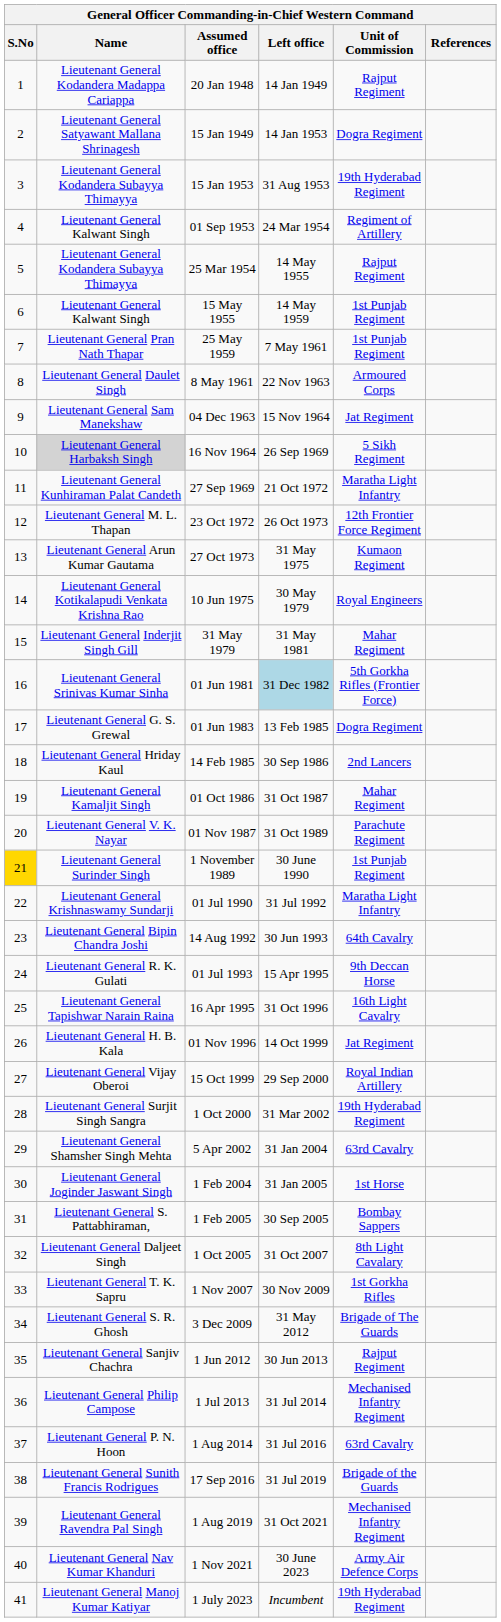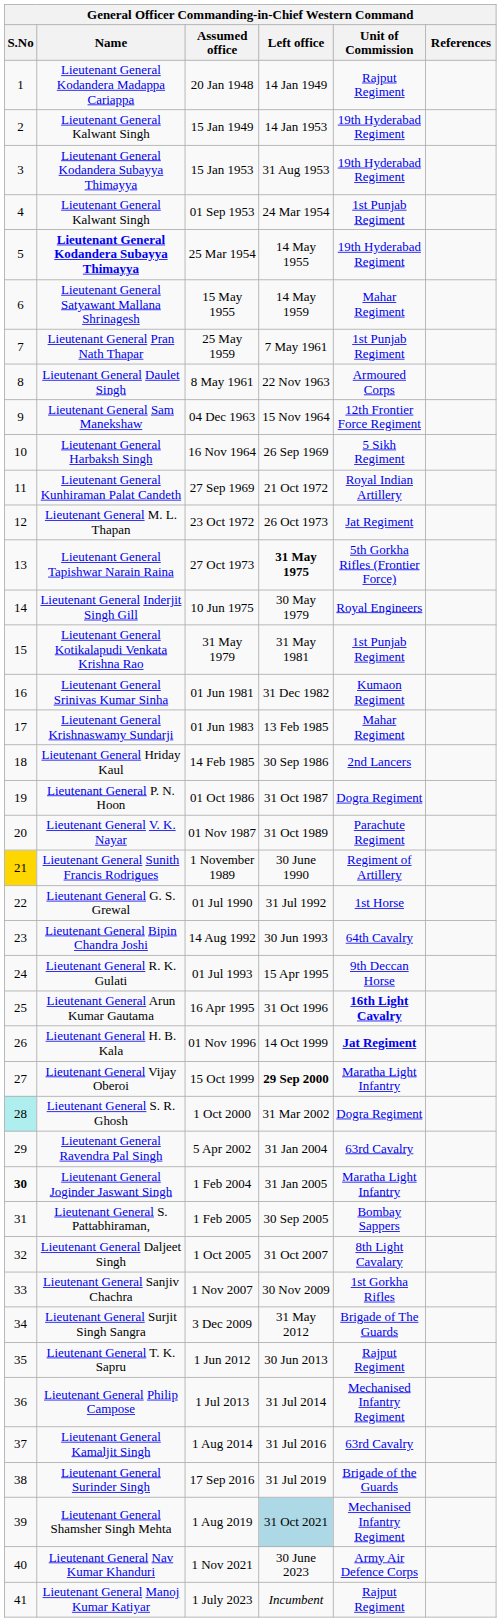(111, 134) Lieutenant General Satyawant Mallana Shrinagesh -> (111, 127) Lieutenant General Kalwant Singh
(379, 134) Dogra Regiment -> (379, 127) 19th Hyderabad Regiment
(379, 226) Regiment of Artillery -> (379, 212) 1st Punjab Regiment
(111, 269) normal -> (111, 254) bold
(379, 269) Rajput Regiment -> (379, 254) 19th Hyderabad Regiment
(111, 311) Lieutenant General Kalwant Singh -> (111, 304) Lieutenant General Satyawant Mallana Shrinagesh
(379, 311) 1st Punjab Regiment -> (379, 304) Mahar Regiment
(379, 417) Jat Regiment -> (379, 417) 12th Frontier Force Regiment
(111, 452) lightgrey background -> (111, 452) no background
(379, 487) Maratha Light Infantry -> (379, 487) Royal Indian Artillery
(379, 522) 12th Frontier Force Regiment -> (379, 522) Jat Regiment
(111, 557) Lieutenant General Arun Kumar Gautama -> (111, 564) Lieutenant General Tapishwar Narain Raina
(296, 557) normal -> (296, 564) bold
(379, 557) Kumaon Regiment -> (379, 564) 5th Gorkha Rifles (Frontier Force)
(111, 600) Lieutenant General Kotikalapudi Venkata Krishna Rao -> (111, 607) Lieutenant General Inderjit Singh Gill
(111, 642) Lieutenant General Inderjit Singh Gill -> (111, 649) Lieutenant General Kotikalapudi Venkata Krishna Rao
(379, 642) Mahar Regiment -> (379, 649) 1st Punjab Regiment
(296, 684) lightblue background -> (296, 692) no background
(379, 684) 5th Gorkha Rifles (Frontier Force) -> (379, 692) Kumaon Regiment
(111, 727) Lieutenant General G. S. Grewal -> (111, 727) Lieutenant General Krishnaswamy Sundarji
(379, 727) Dogra Regiment -> (379, 727) Mahar Regiment
(111, 797) Lieutenant General Kamaljit Singh -> (111, 797) Lieutenant General P. N. Hoon
(379, 797) Mahar Regiment -> (379, 797) Dogra Regiment
(111, 867) Lieutenant General Surinder Singh -> (111, 867) Lieutenant General Sunith Francis Rodrigues
(379, 867) 1st Punjab Regiment -> (379, 867) Regiment of Artillery
(111, 903) Lieutenant General Krishnaswamy Sundarji -> (111, 903) Lieutenant General G. S. Grewal
(379, 903) Maratha Light Infantry -> (379, 903) 1st Horse
(111, 1008) Lieutenant General Tapishwar Narain Raina -> (111, 1008) Lieutenant General Arun Kumar Gautama
(379, 1008) normal -> (379, 1008) bold
(379, 1043) normal -> (379, 1043) bold
(296, 1078) normal -> (296, 1078) bold
(379, 1078) Royal Indian Artillery -> (379, 1078) Maratha Light Infantry
(21, 1113) no background -> (21, 1113) paleturquoise background
(111, 1113) Lieutenant General Surjit Singh Sangra -> (111, 1113) Lieutenant General S. R. Ghosh
(379, 1113) 19th Hyderabad Regiment -> (379, 1113) Dogra Regiment
(111, 1148) Lieutenant General Shamsher Singh Mehta -> (111, 1148) Lieutenant General Ravendra Pal Singh
(21, 1184) normal -> (21, 1184) bold
(379, 1184) 1st Horse -> (379, 1184) Maratha Light Infantry
(111, 1289) Lieutenant General T. K. Sapru -> (111, 1289) Lieutenant General Sanjiv Chachra
(111, 1324) Lieutenant General S. R. Ghosh -> (111, 1324) Lieutenant General Surjit Singh Sangra
(111, 1359) Lieutenant General Sanjiv Chachra -> (111, 1359) Lieutenant General T. K. Sapru
(111, 1444) Lieutenant General P. N. Hoon -> (111, 1444) Lieutenant General Kamaljit Singh
(111, 1479) Lieutenant General Sunith Francis Rodrigues -> (111, 1479) Lieutenant General Surinder Singh
(111, 1522) Lieutenant General Ravendra Pal Singh -> (111, 1522) Lieutenant General Shamsher Singh Mehta
(296, 1522) no background -> (296, 1522) lightblue background
(379, 1599) 19th Hyderabad Regiment -> (379, 1599) Rajput Regiment
